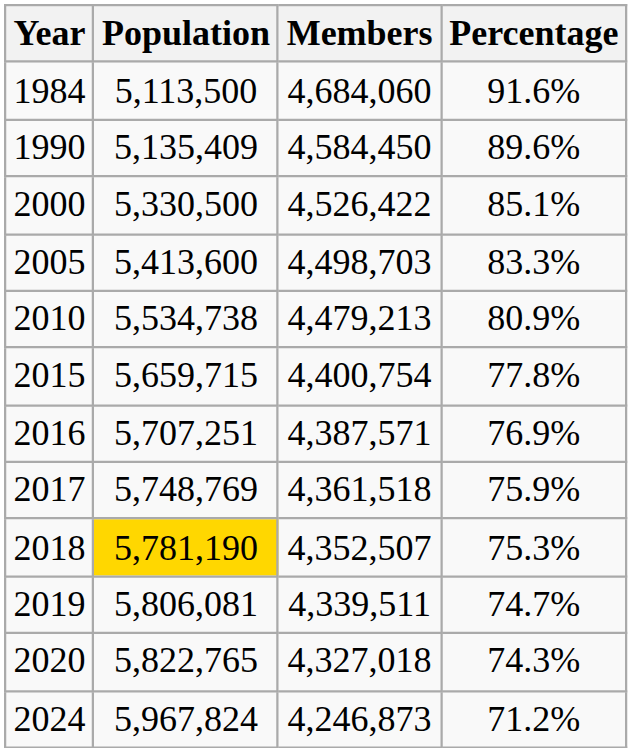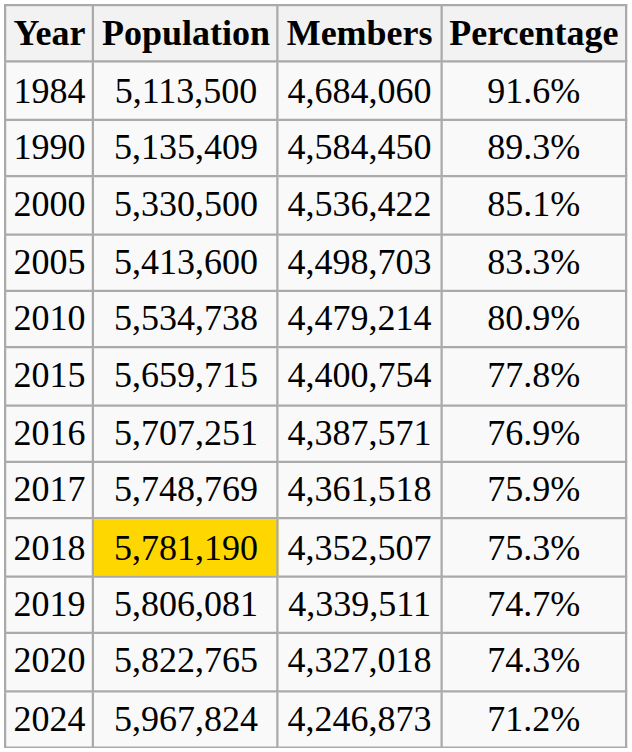(534, 147) 89.6% -> (534, 147) 89.3%
(360, 204) 4,526,422 -> (360, 204) 4,536,422
(360, 318) 4,479,213 -> (360, 318) 4,479,214
